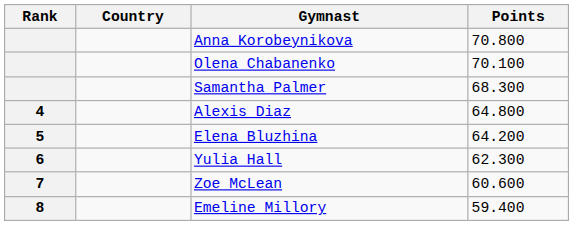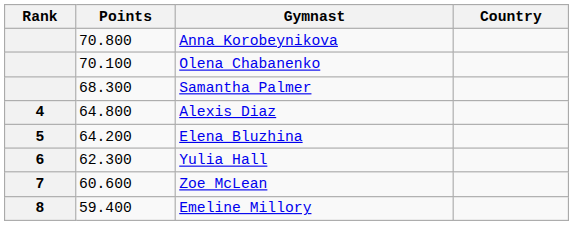columns swapped: (133, 17) <-> (518, 17)
